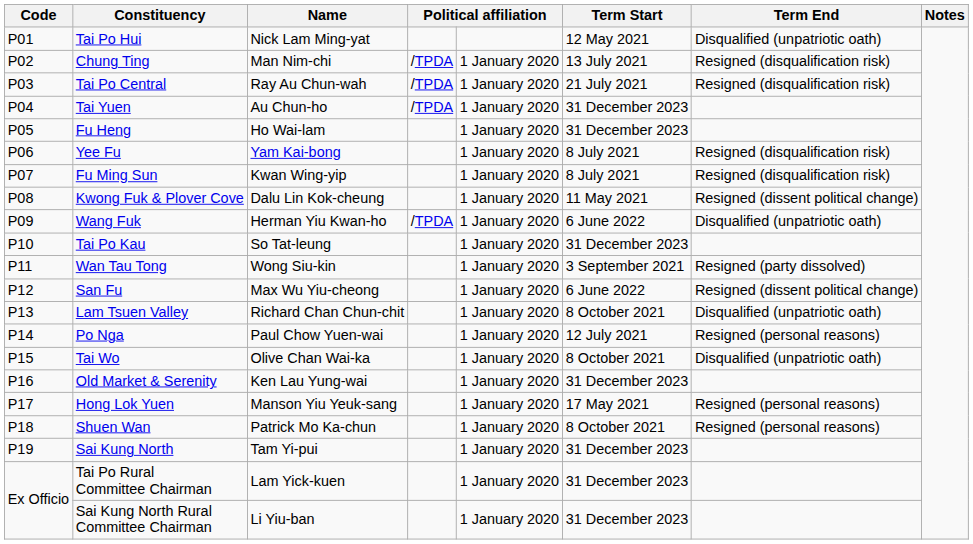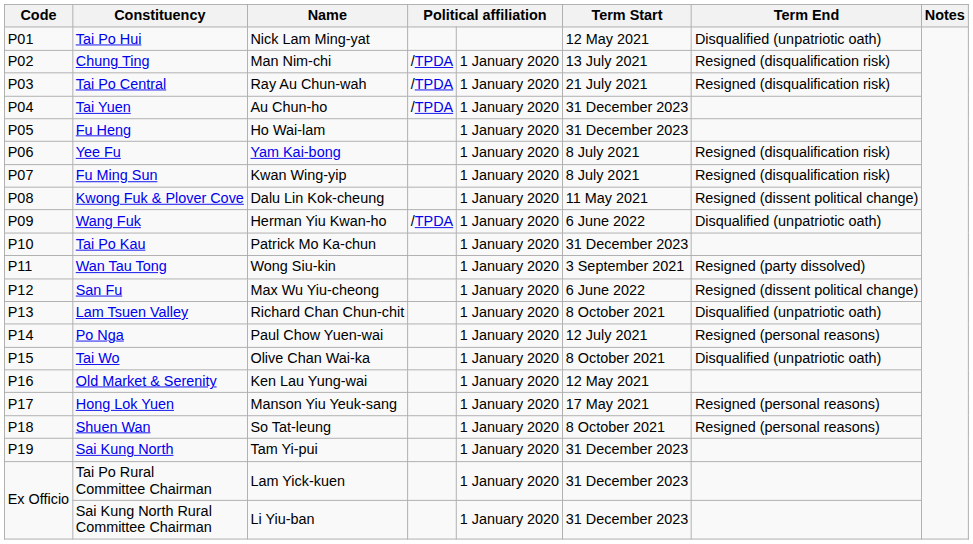(291, 244) So Tat-leung -> (313, 244) Patrick Mo Ka-chun
(627, 381) 31 December 2023 -> (607, 381) 12 May 2021
(313, 426) Patrick Mo Ka-chun -> (291, 426) So Tat-leung
